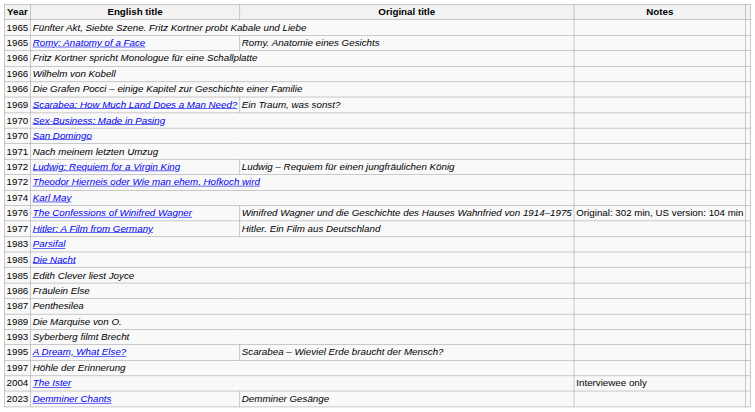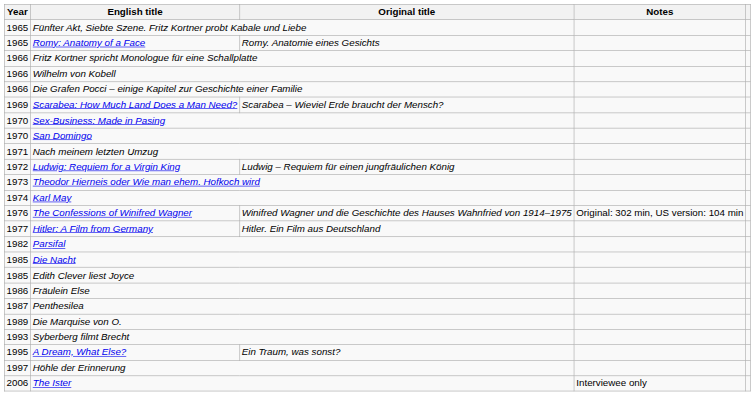(291, 105) Ein Traum, was sonst? -> (343, 105) Scarabea – Wieviel Erde braucht der Mensch?
(17, 182) 1972 -> (17, 182) 1973
(17, 244) 1983 -> (17, 244) 1982
(343, 352) Scarabea – Wieviel Erde braucht der Mensch? -> (291, 352) Ein Traum, was sonst?
(17, 383) 2004 -> (17, 383) 2006
- row: (72, 399)
